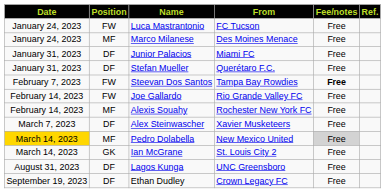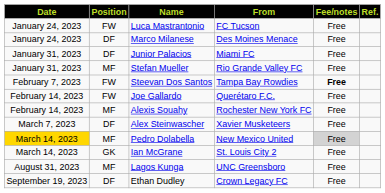(109, 40) MF -> (109, 40) DF
(109, 68) DF -> (109, 68) MF
(246, 68) Querétaro F.C. -> (259, 68) Rio Grande Valley FC
(259, 96) Rio Grande Valley FC -> (246, 96) Querétaro F.C.
(109, 167) DF -> (109, 167) MF
